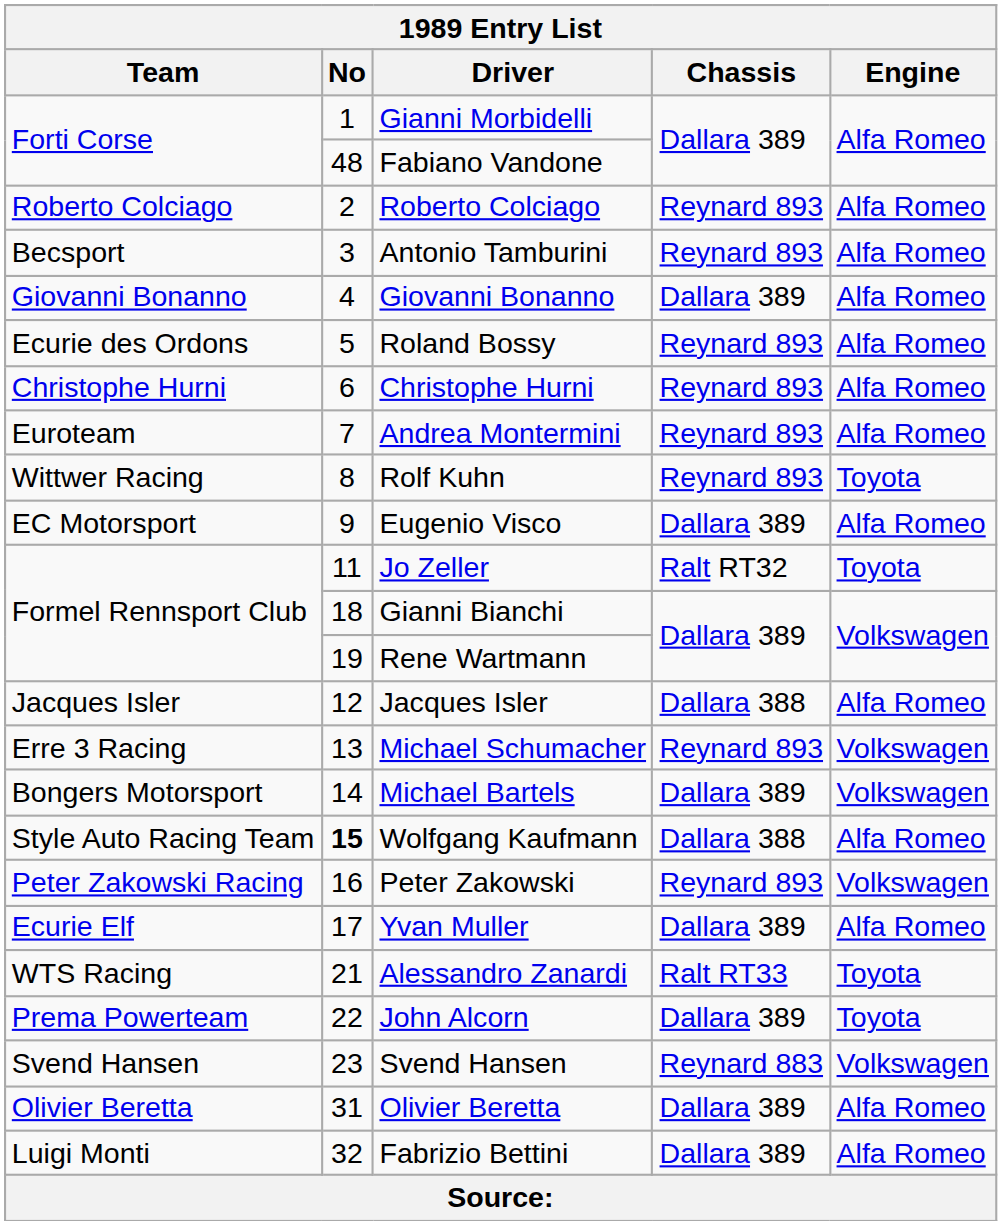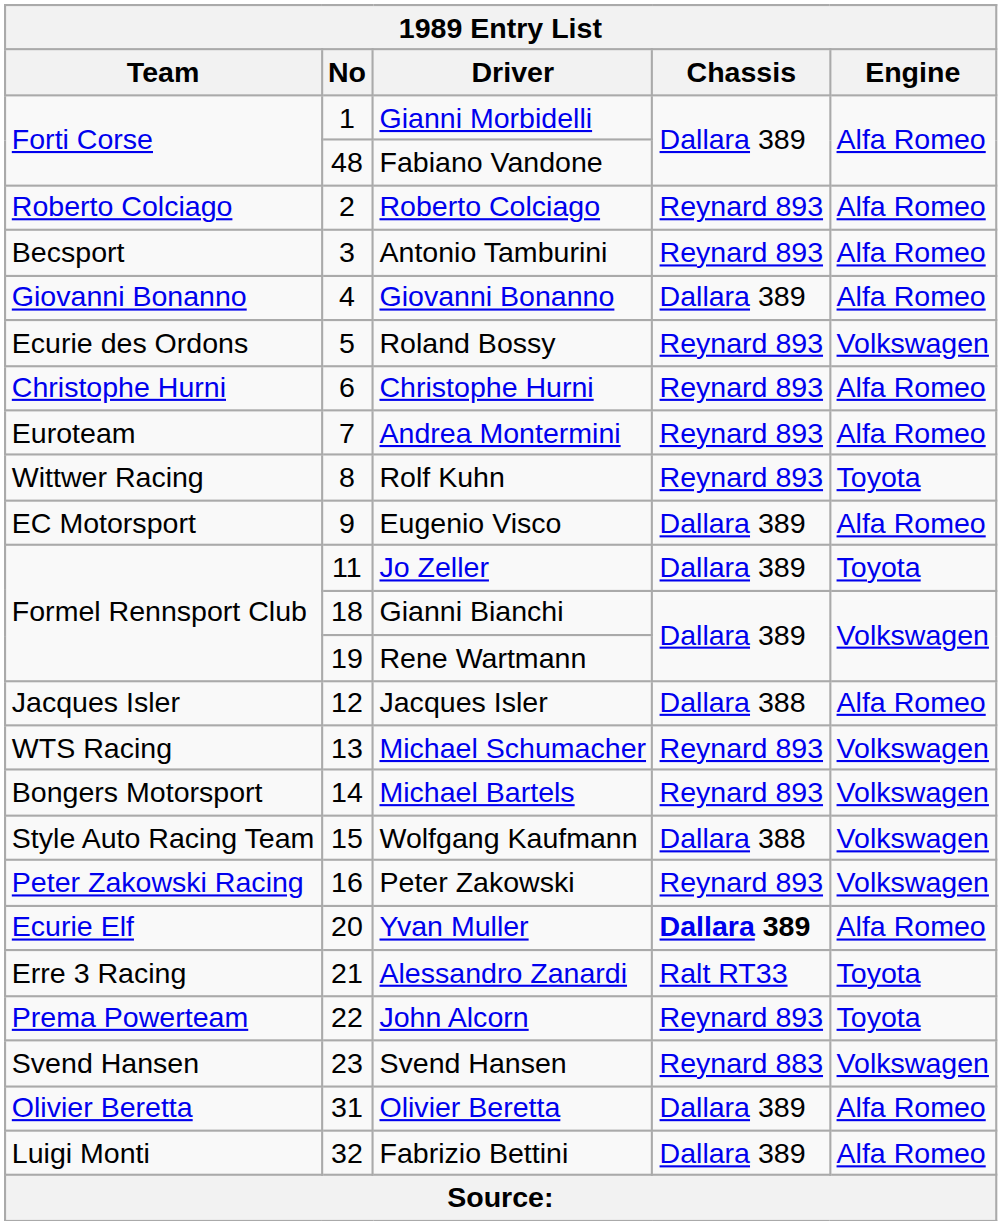(911, 342) Alfa Romeo -> (913, 342) Volkswagen
(724, 567) Ralt RT32 -> (733, 567) Dallara 389
(99, 747) Erre 3 Racing -> (92, 747) WTS Racing
(733, 792) Dallara 389 -> (741, 792) Reynard 893
(347, 837) bold -> (347, 837) normal
(911, 837) Alfa Romeo -> (913, 837) Volkswagen
(347, 928) 17 -> (347, 928) 20
(733, 928) normal -> (735, 928) bold
(92, 973) WTS Racing -> (99, 973) Erre 3 Racing
(733, 1018) Dallara 389 -> (741, 1018) Reynard 893
